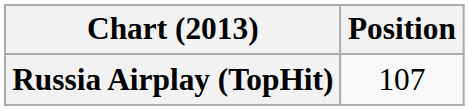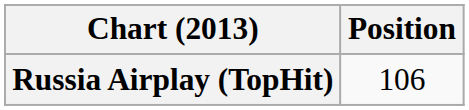(402, 79) 107 -> (402, 79) 106
